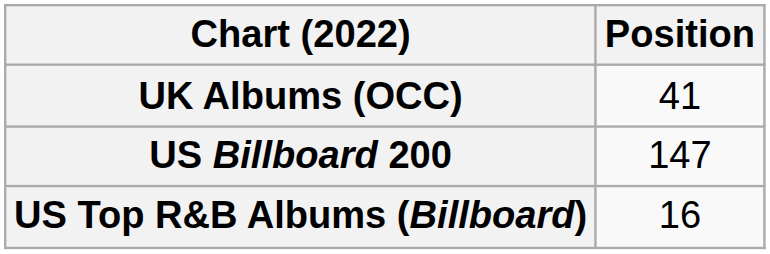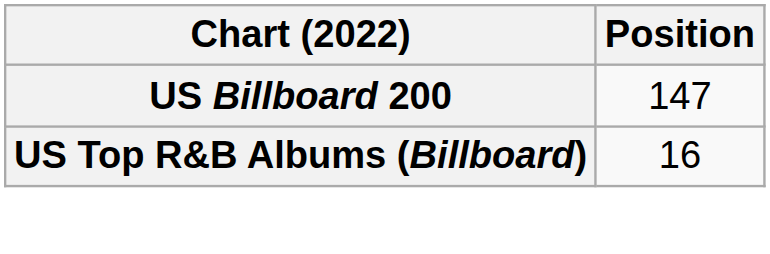- row: (301, 95)
